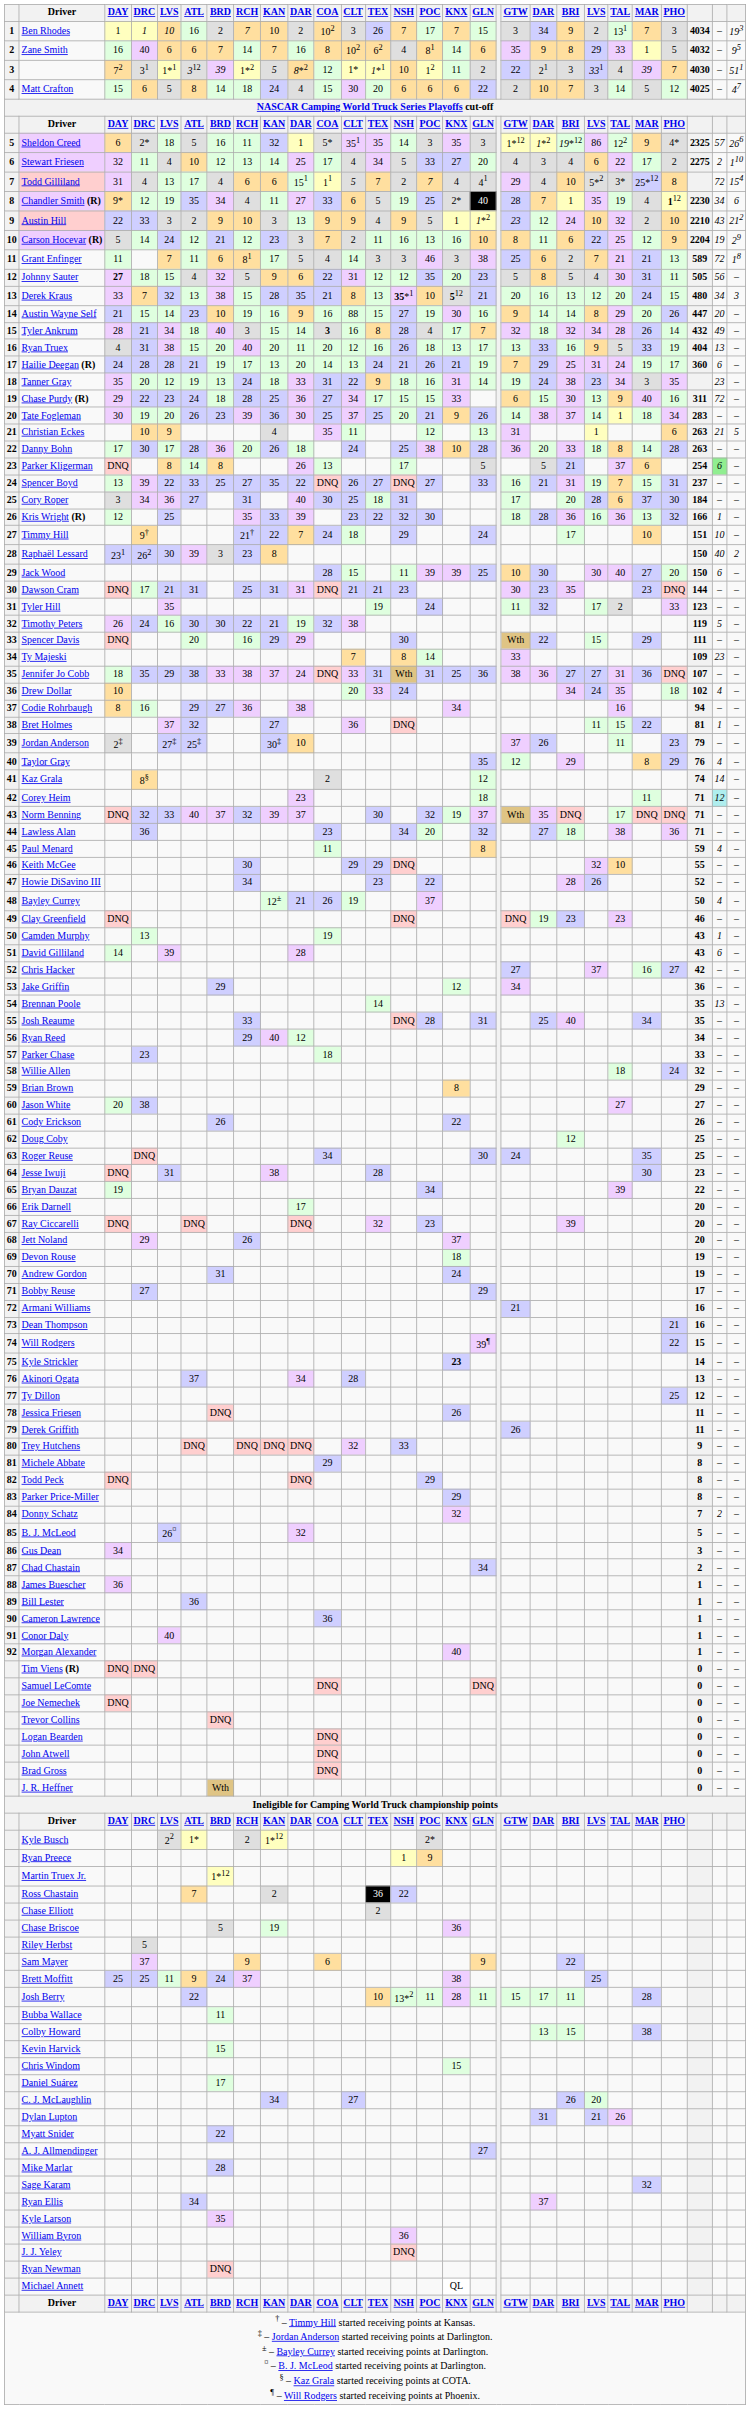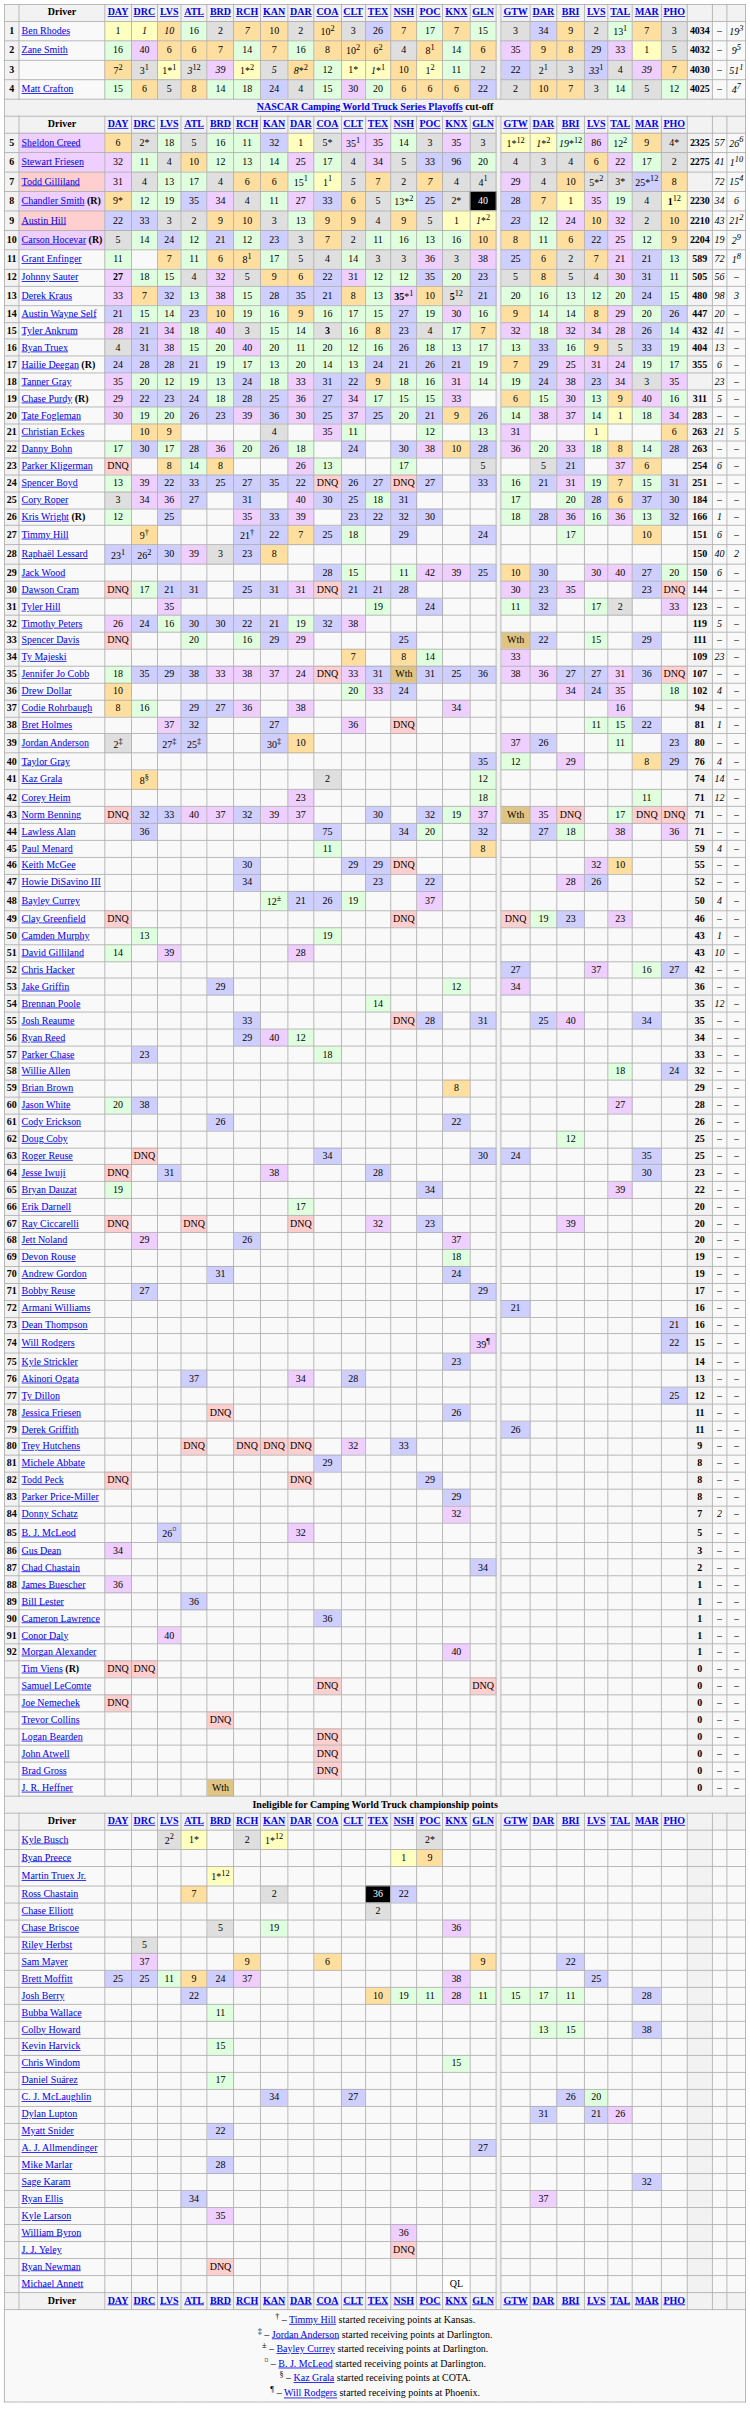(456, 162) 27 -> (456, 162) 96
(720, 162) 2 -> (720, 162) 41
(404, 201) 19 -> (404, 201) 13*2
(430, 259) 46 -> (430, 259) 36
(720, 296) 34 -> (720, 296) 98
(353, 314) 88 -> (353, 314) 17
(404, 331) 28 -> (404, 331) 23
(720, 331) 49 -> (720, 331) 41
(700, 365) 360 -> (700, 365) 355
(720, 398) 72 -> (720, 398) 5
(404, 449) 25 -> (404, 449) 30
(720, 466) lightgreen background -> (720, 466) no background
(700, 483) 237 -> (700, 483) 251
(327, 535) 24 -> (327, 535) 25
(720, 535) 10 -> (720, 535) 6
(430, 573) 39 -> (430, 573) 42
(404, 590) 23 -> (404, 590) 28
(404, 641) 30 -> (404, 641) 25
(700, 743) 79 -> (700, 743) 80
(720, 798) paleturquoise background -> (720, 798) no background
(327, 832) 23 -> (327, 832) 75
(720, 953) 6 -> (720, 953) 10
(720, 1004) 13 -> (720, 1004) 12
(700, 1105) 27 -> (700, 1105) 28
(456, 1362) bold -> (456, 1362) normal
(404, 1997) 13*2 -> (404, 1996) 19
